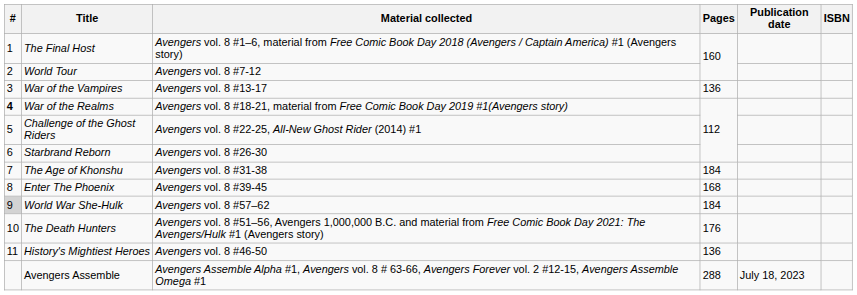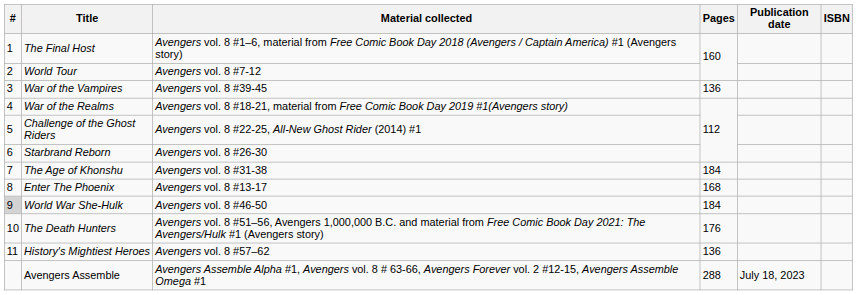(211, 89) Avengers vol. 8 #13-17 -> (211, 89) Avengers vol. 8 #39-45
(10, 106) bold -> (10, 106) normal
(211, 187) Avengers vol. 8 #39-45 -> (211, 187) Avengers vol. 8 #13-17
(212, 205) Avengers vol. 8 #57–62 -> (211, 205) Avengers vol. 8 #46-50
(211, 251) Avengers vol. 8 #46-50 -> (212, 251) Avengers vol. 8 #57–62
